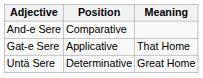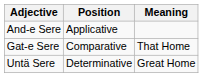(96, 30) Comparative -> (92, 30) Applicative
(92, 47) Applicative -> (96, 47) Comparative
